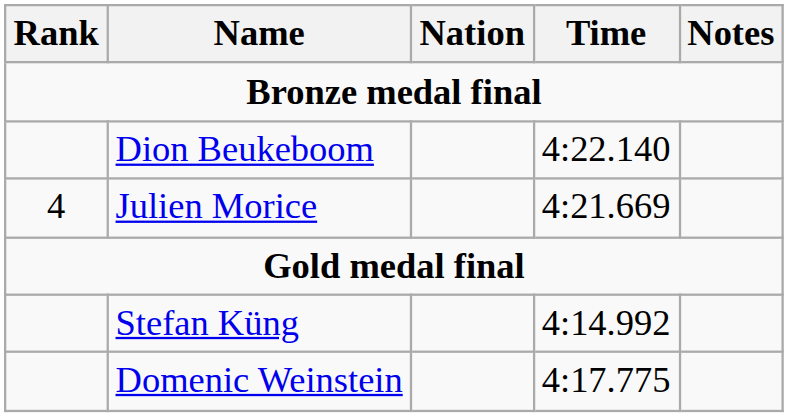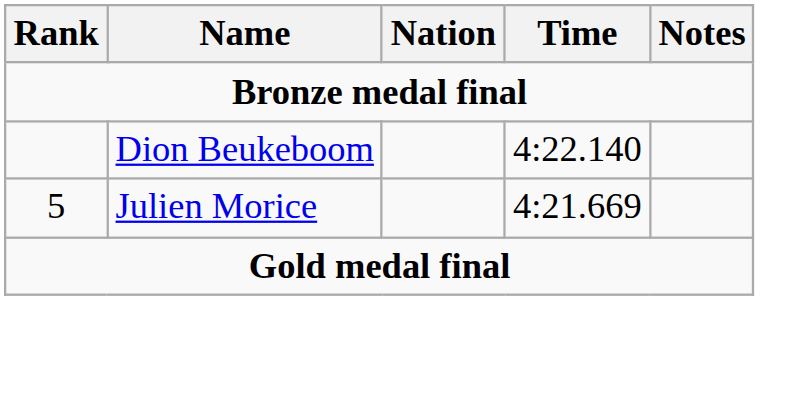(56, 206) 4 -> (56, 206) 5
- row: (207, 322)
- row: (259, 380)
